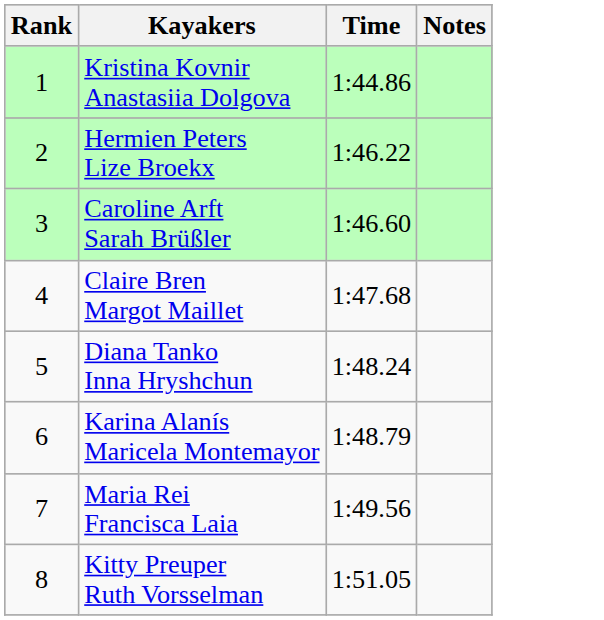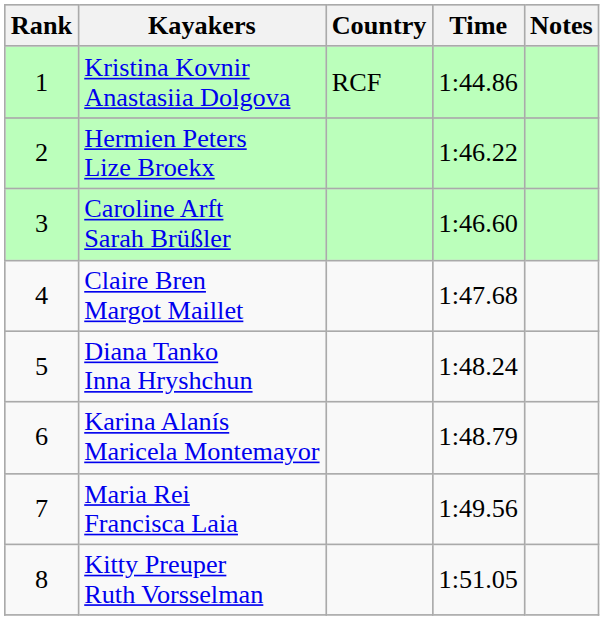+ column: (379, 25)
